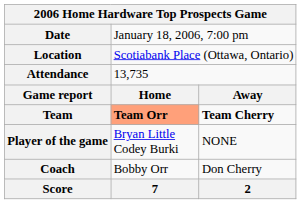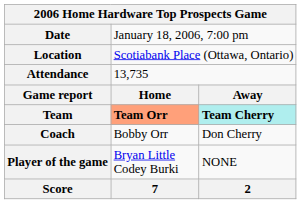(238, 114) no background -> (238, 114) paleturquoise background
rows swapped: (58, 169) <-> (58, 141)
